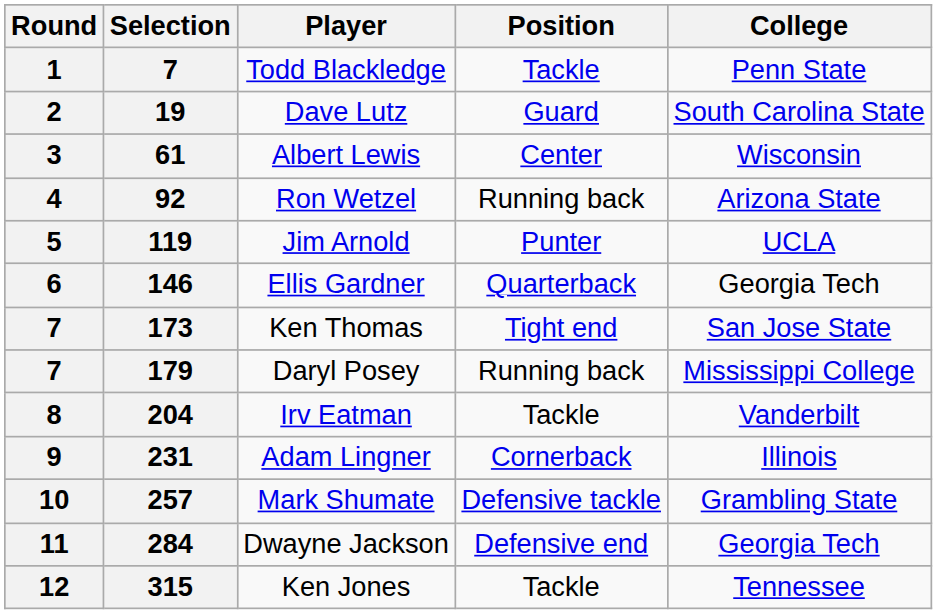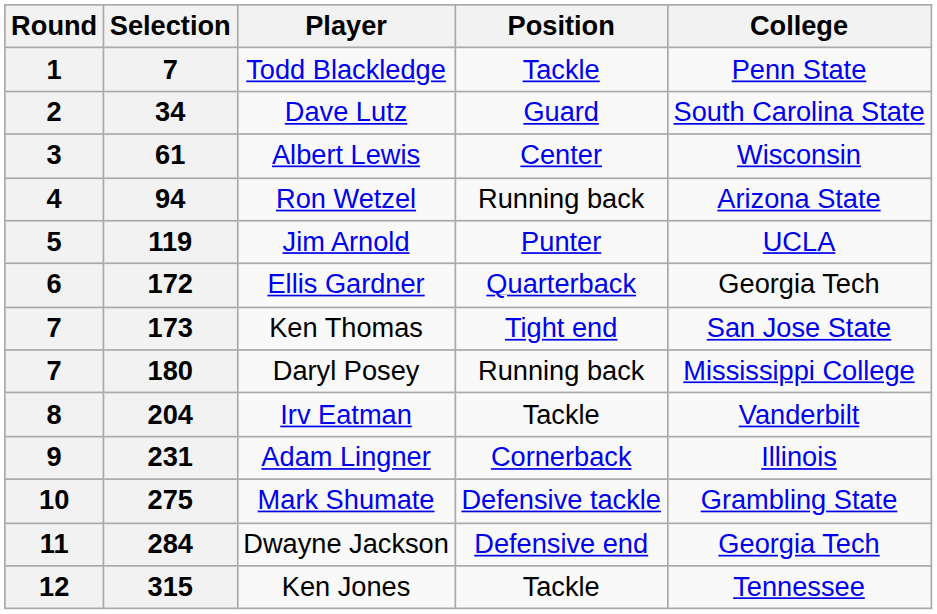(170, 112) 19 -> (170, 112) 34
(170, 198) 92 -> (170, 198) 94
(170, 284) 146 -> (170, 284) 172
(170, 371) 179 -> (170, 371) 180
(170, 500) 257 -> (170, 500) 275
